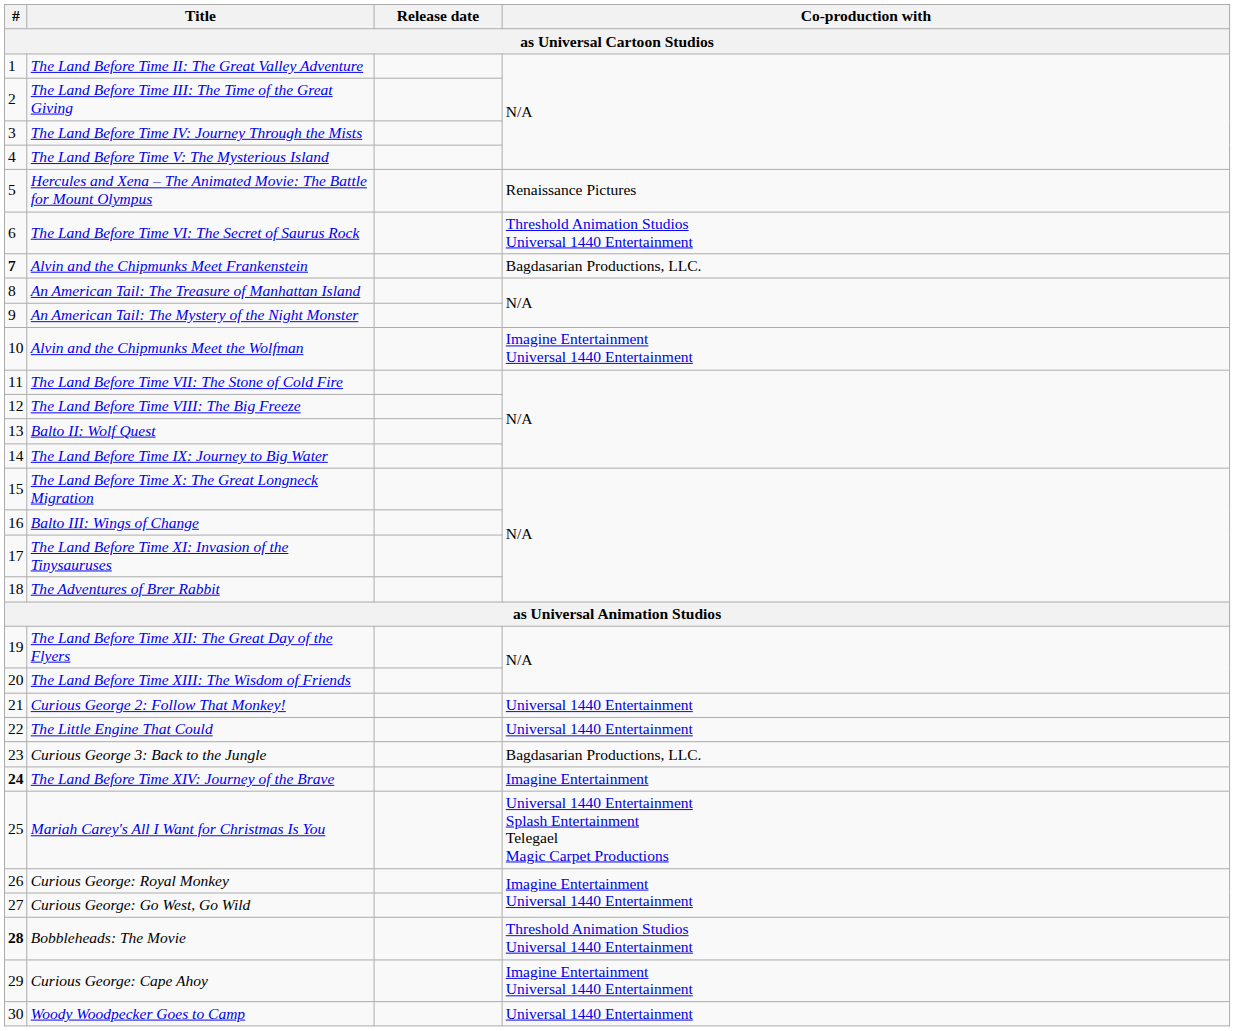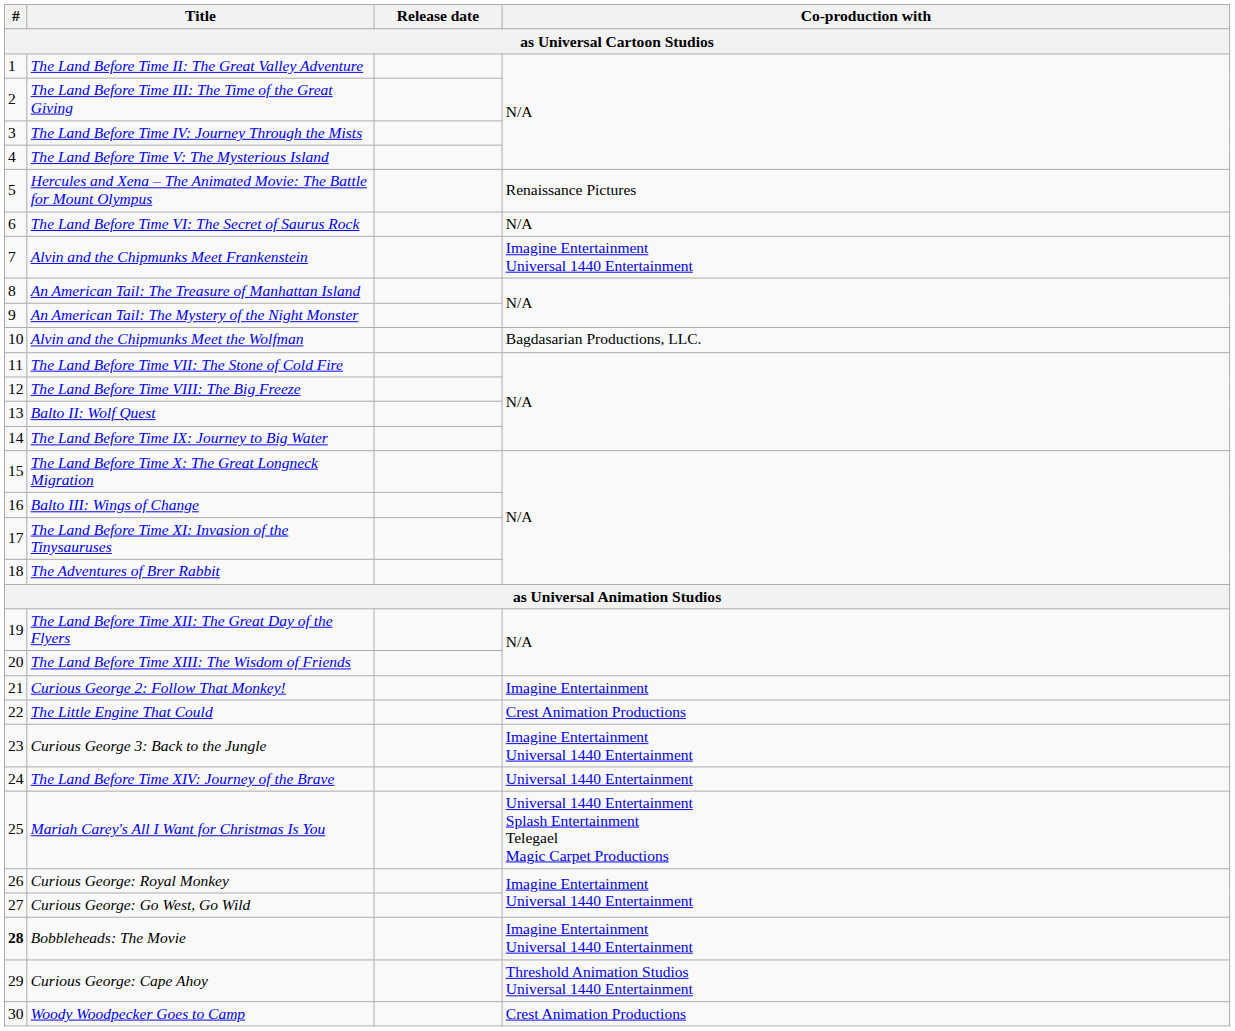(599, 232) Threshold Animation Studios Universal 1440 Entertainment -> (519, 224) N/A
(12, 266) bold -> (12, 257) normal
(604, 266) Bagdasarian Productions, LLC. -> (599, 257) Imagine Entertainment Universal 1440 Entertainment
(599, 348) Imagine Entertainment Universal 1440 Entertainment -> (604, 339) Bagdasarian Productions, LLC.
(599, 705) Universal 1440 Entertainment -> (577, 687) Imagine Entertainment
(599, 729) Universal 1440 Entertainment -> (596, 712) Crest Animation Productions
(604, 754) Bagdasarian Productions, LLC. -> (599, 745) Imagine Entertainment Universal 1440 Entertainment
(16, 778) bold -> (16, 778) normal
(577, 778) Imagine Entertainment -> (599, 778) Universal 1440 Entertainment
(599, 938) Threshold Animation Studios Universal 1440 Entertainment -> (599, 938) Imagine Entertainment Universal 1440 Entertainment
(599, 980) Imagine Entertainment Universal 1440 Entertainment -> (599, 980) Threshold Animation Studios Universal 1440 Entertainment
(599, 1013) Universal 1440 Entertainment -> (596, 1013) Crest Animation Productions
